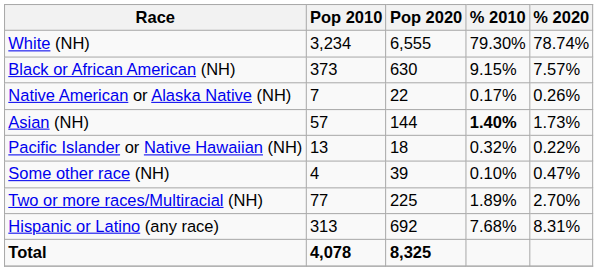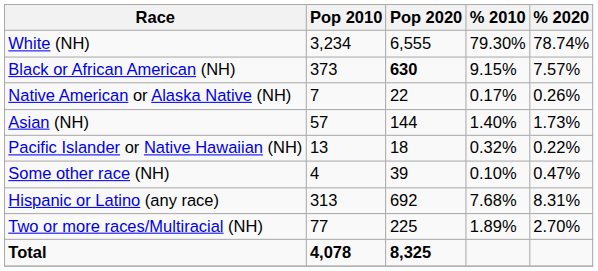(404, 69) normal -> (404, 69) bold
(493, 122) bold -> (493, 122) normal
rows swapped: (136, 200) <-> (114, 226)
